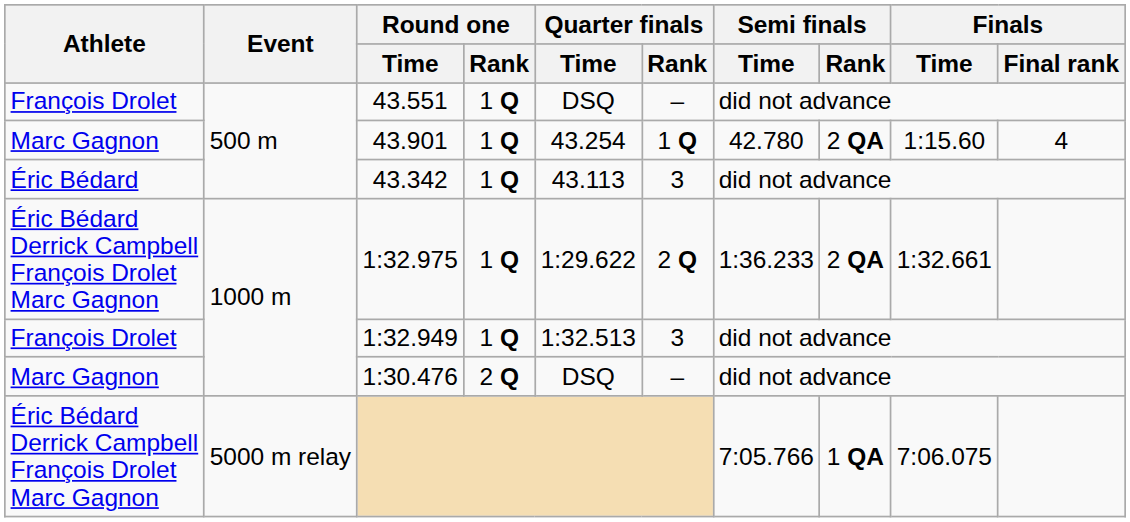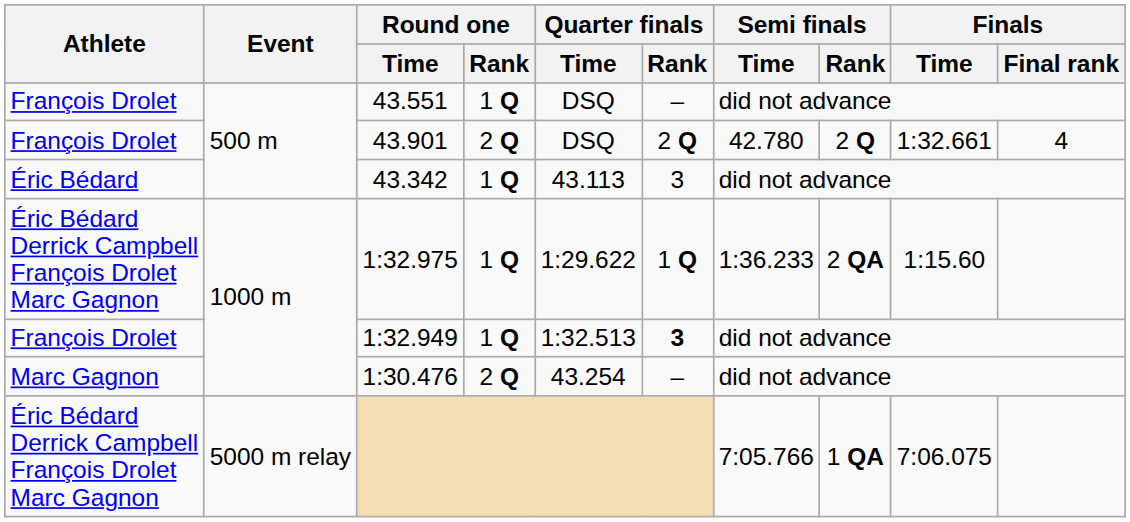(85, 141) Marc Gagnon -> (94, 141) François Drolet
(499, 141) 1 Q -> (499, 141) 2 Q
(588, 141) 43.254 -> (588, 141) DSQ
(677, 141) 1 Q -> (677, 141) 2 Q
(855, 141) 2 QA -> (855, 141) 2 Q
(944, 141) 1:15.60 -> (944, 141) 1:32.661
(677, 259) 2 Q -> (677, 259) 1 Q
(944, 259) 1:32.661 -> (944, 259) 1:15.60
(677, 338) normal -> (677, 338) bold
(588, 377) DSQ -> (588, 377) 43.254
